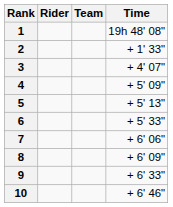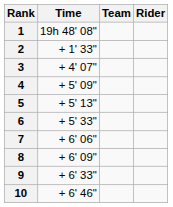columns swapped: (55, 13) <-> (137, 13)
